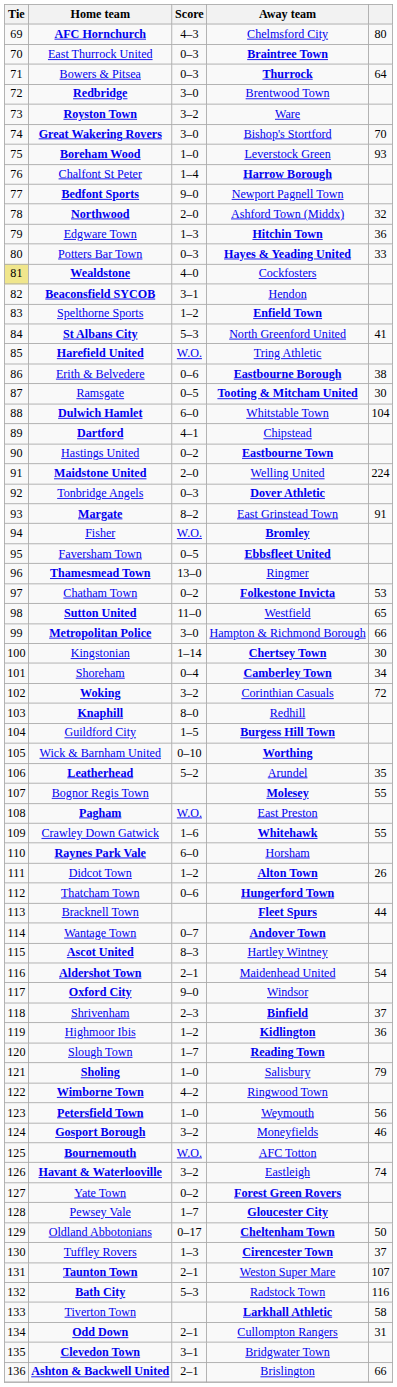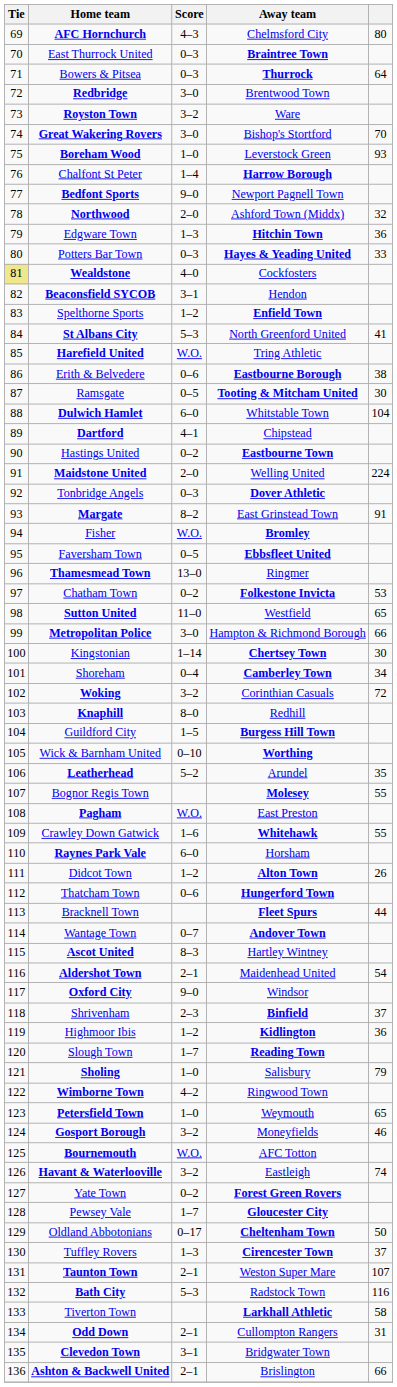(381, 1112) 56 -> (381, 1112) 65
